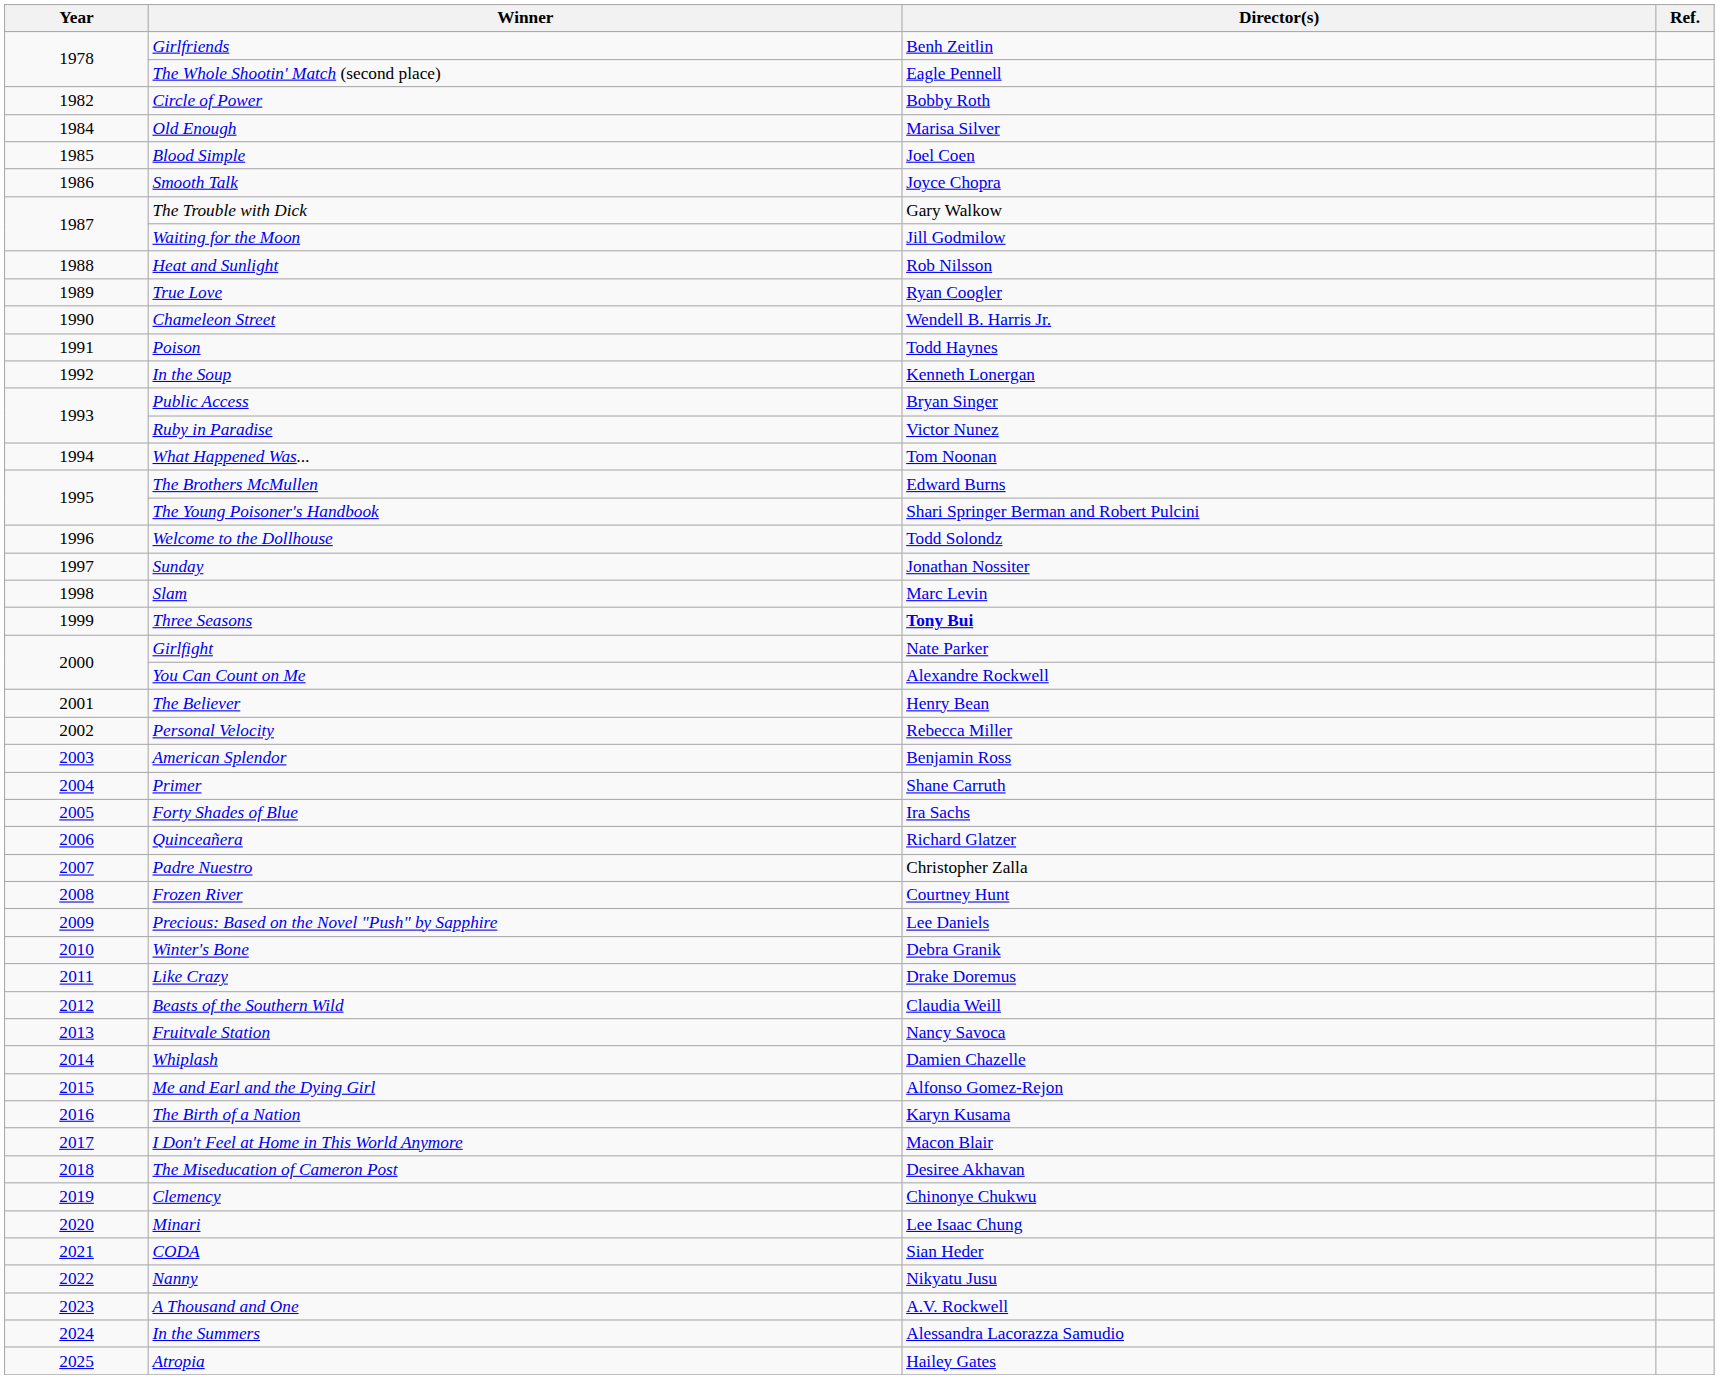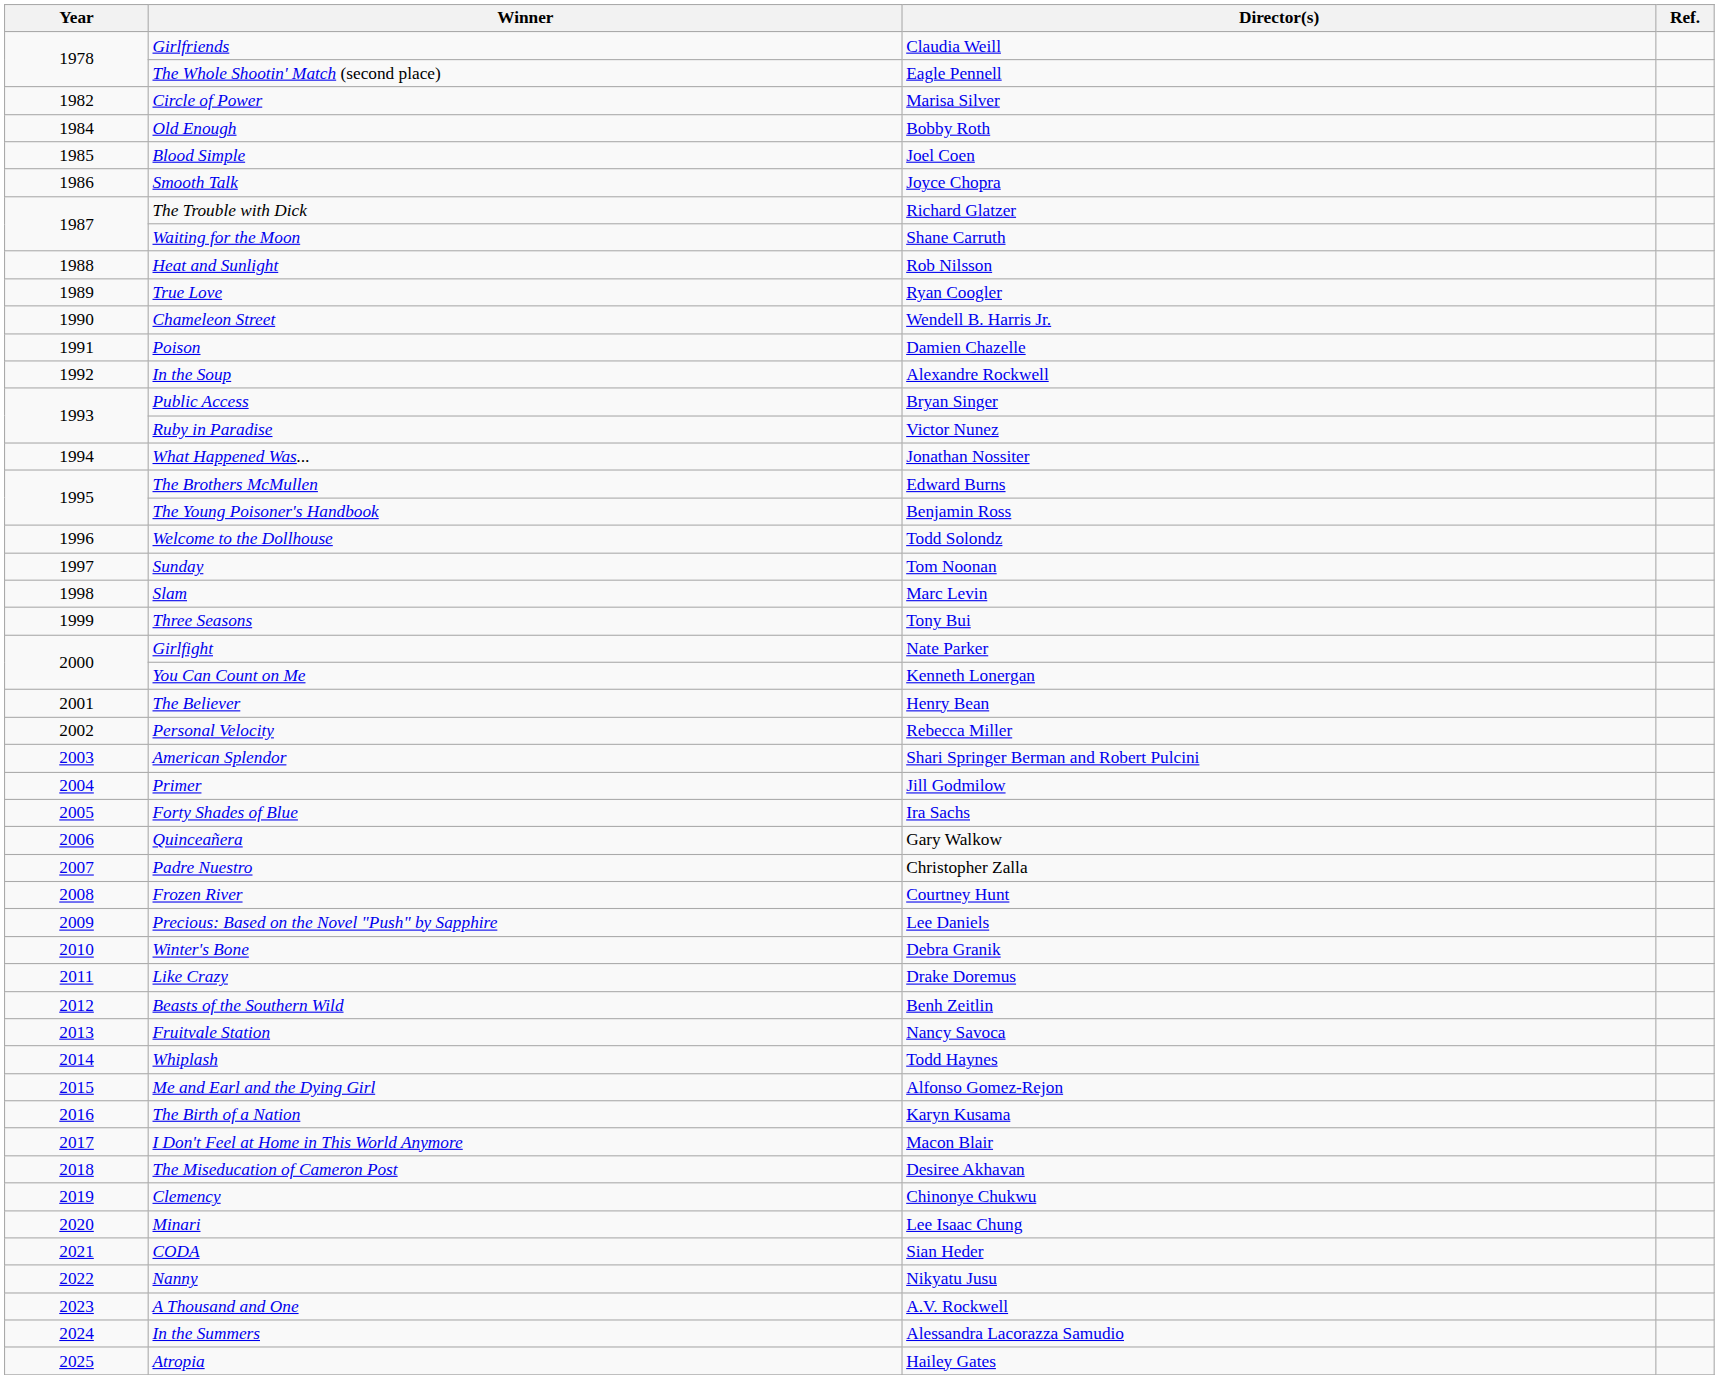(950, 45) Benh Zeitlin -> (954, 45) Claudia Weill
(948, 100) Bobby Roth -> (953, 100) Marisa Silver
(953, 127) Marisa Silver -> (948, 127) Bobby Roth
(954, 210) Gary Walkow -> (961, 210) Richard Glatzer
(956, 237) Jill Godmilow -> (956, 237) Shane Carruth
(952, 347) Todd Haynes -> (966, 347) Damien Chazelle
(971, 374) Kenneth Lonergan -> (977, 374) Alexandre Rockwell
(951, 456) Tom Noonan -> (968, 456) Jonathan Nossiter
(1053, 511) Shari Springer Berman and Robert Pulcini -> (959, 511) Benjamin Ross
(968, 566) Jonathan Nossiter -> (951, 566) Tom Noonan
(940, 621) bold -> (938, 621) normal
(977, 675) Alexandre Rockwell -> (971, 675) Kenneth Lonergan
(959, 758) Benjamin Ross -> (1053, 758) Shari Springer Berman and Robert Pulcini
(956, 785) Shane Carruth -> (956, 785) Jill Godmilow
(961, 840) Richard Glatzer -> (954, 840) Gary Walkow
(954, 1004) Claudia Weill -> (950, 1004) Benh Zeitlin
(966, 1059) Damien Chazelle -> (952, 1059) Todd Haynes
